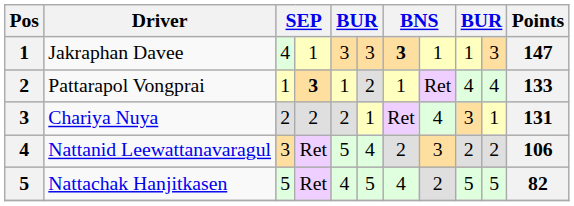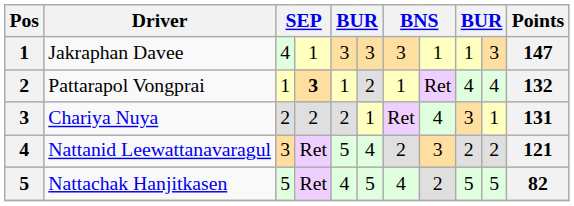(401, 52) bold -> (401, 52) normal
(538, 85) 133 -> (538, 85) 132
(538, 150) 106 -> (538, 150) 121
